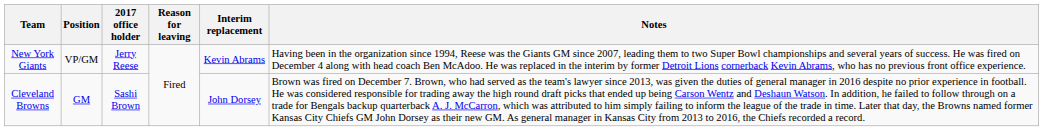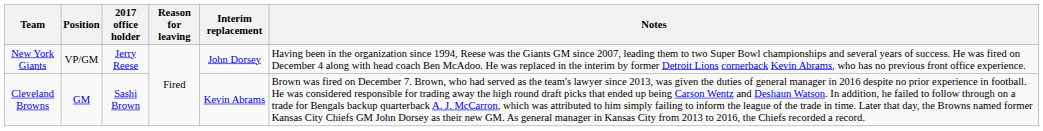(234, 59) Kevin Abrams -> (234, 59) John Dorsey
(234, 99) John Dorsey -> (234, 99) Kevin Abrams
